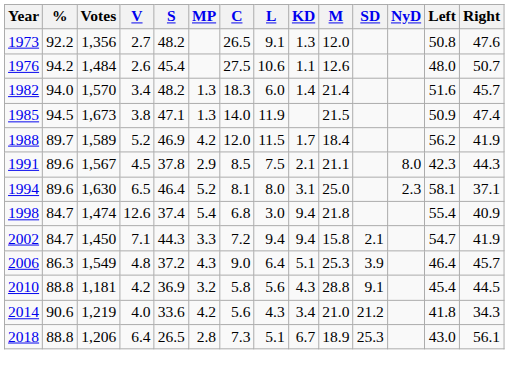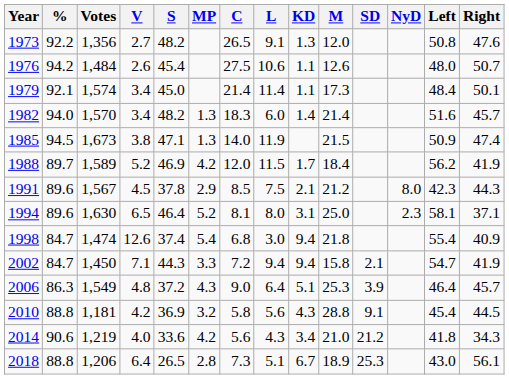+ row: (24, 90)
(336, 164) 21.1 -> (336, 189) 21.2
